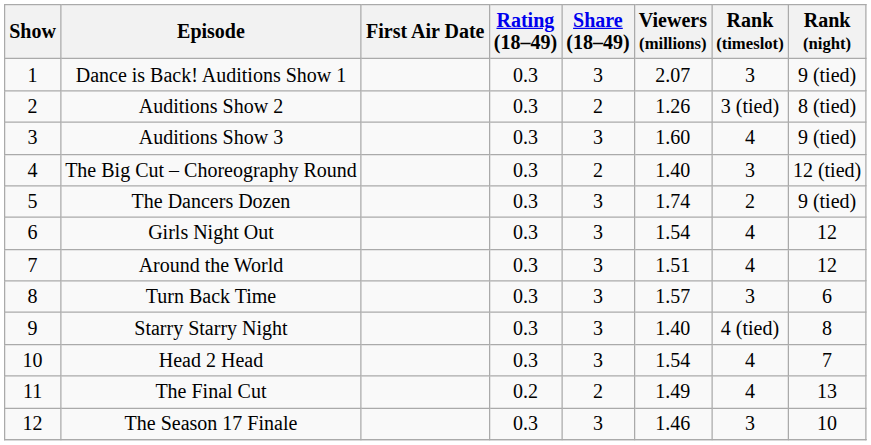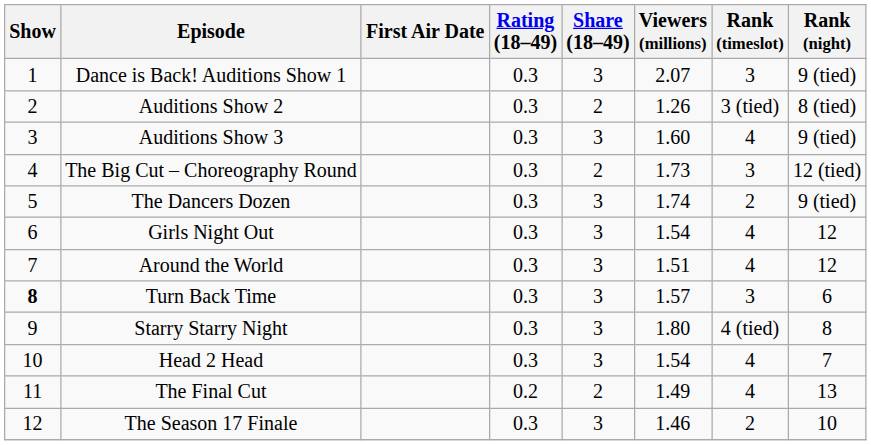(673, 169) 1.40 -> (673, 169) 1.73
(33, 296) normal -> (33, 296) bold
(673, 328) 1.40 -> (673, 328) 1.80
(750, 423) 3 -> (750, 423) 2
